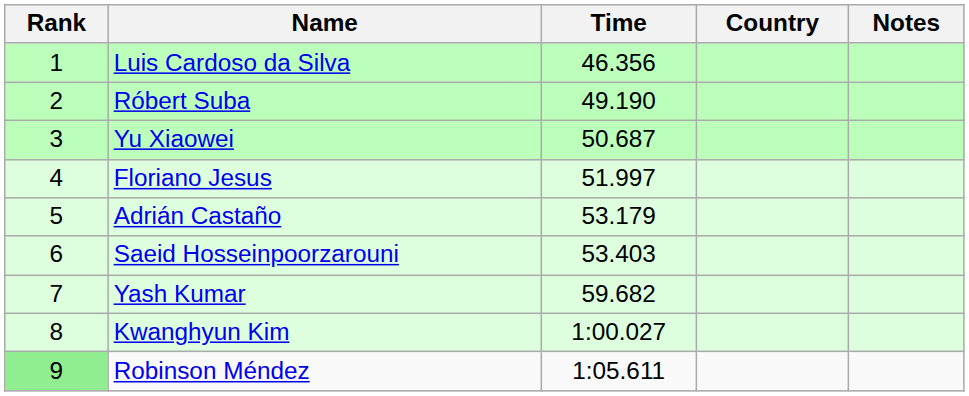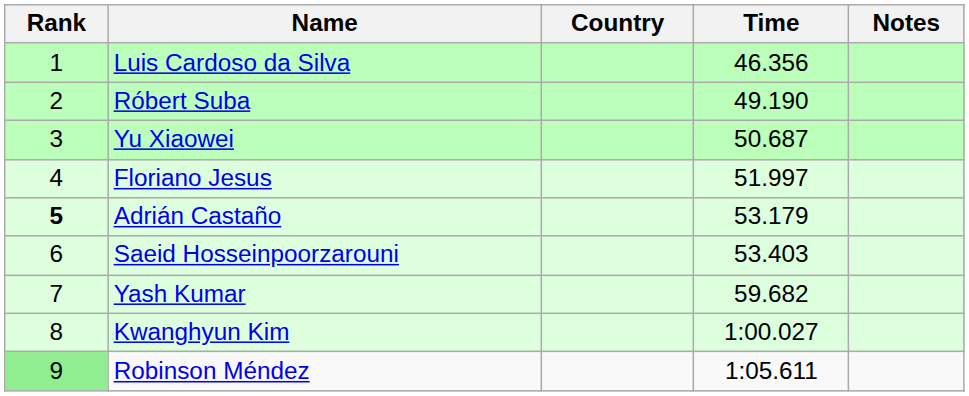columns swapped: (772, 23) <-> (619, 23)
(56, 216) normal -> (56, 216) bold
